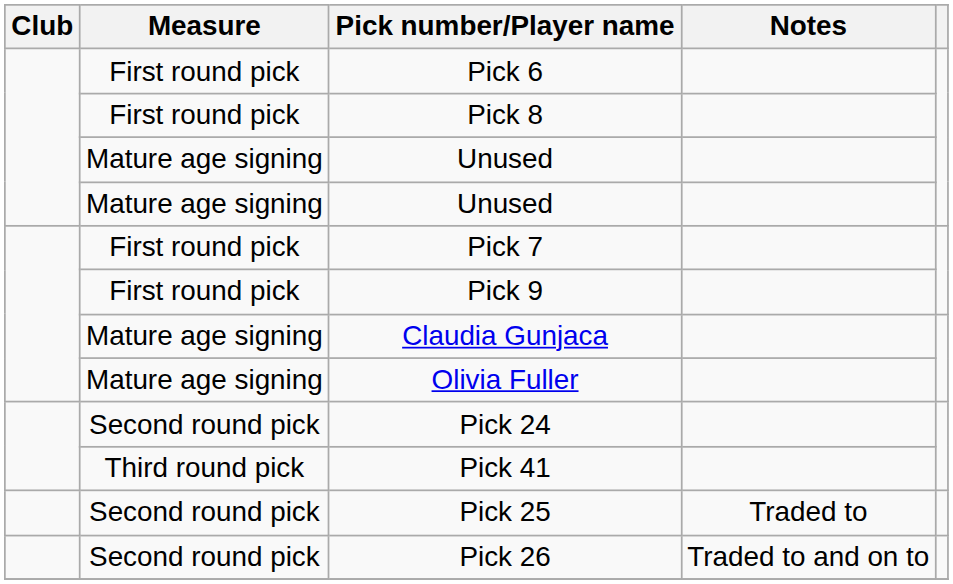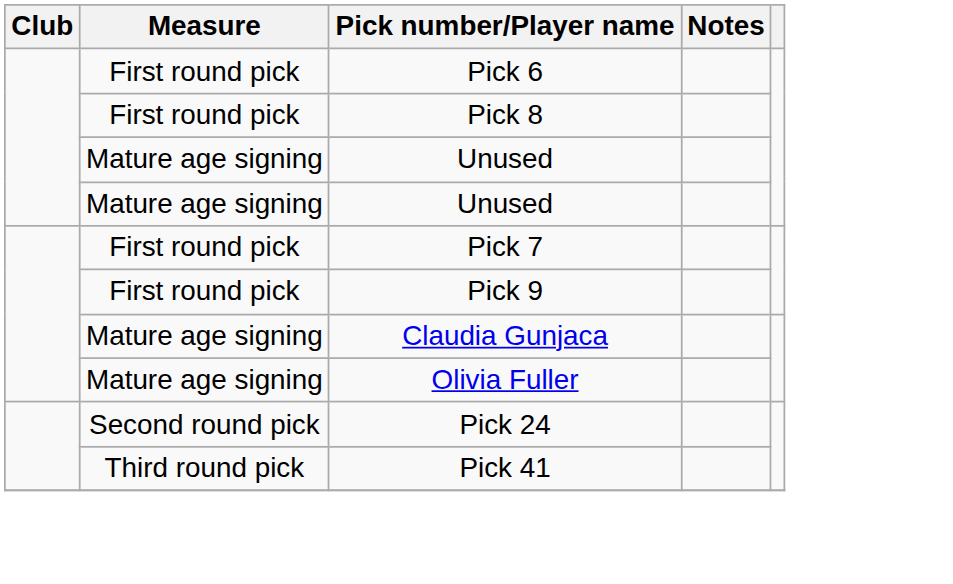- row: (204, 512)
- row: (204, 556)
